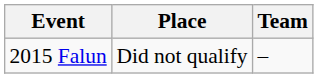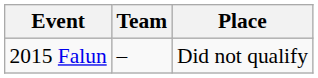columns swapped: (283, 21) <-> (182, 21)
